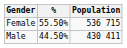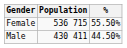columns swapped: (96, 11) <-> (54, 11)
